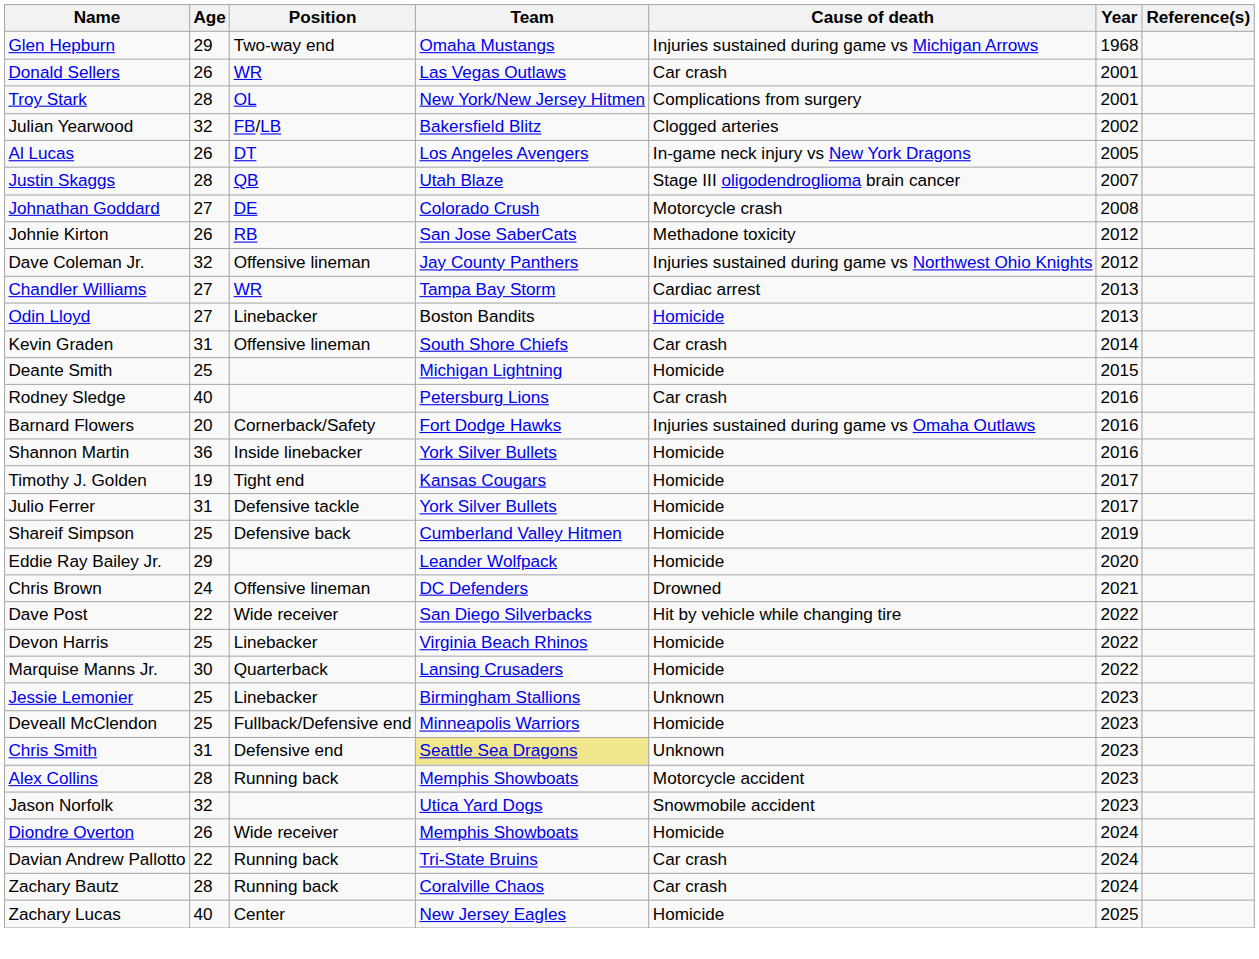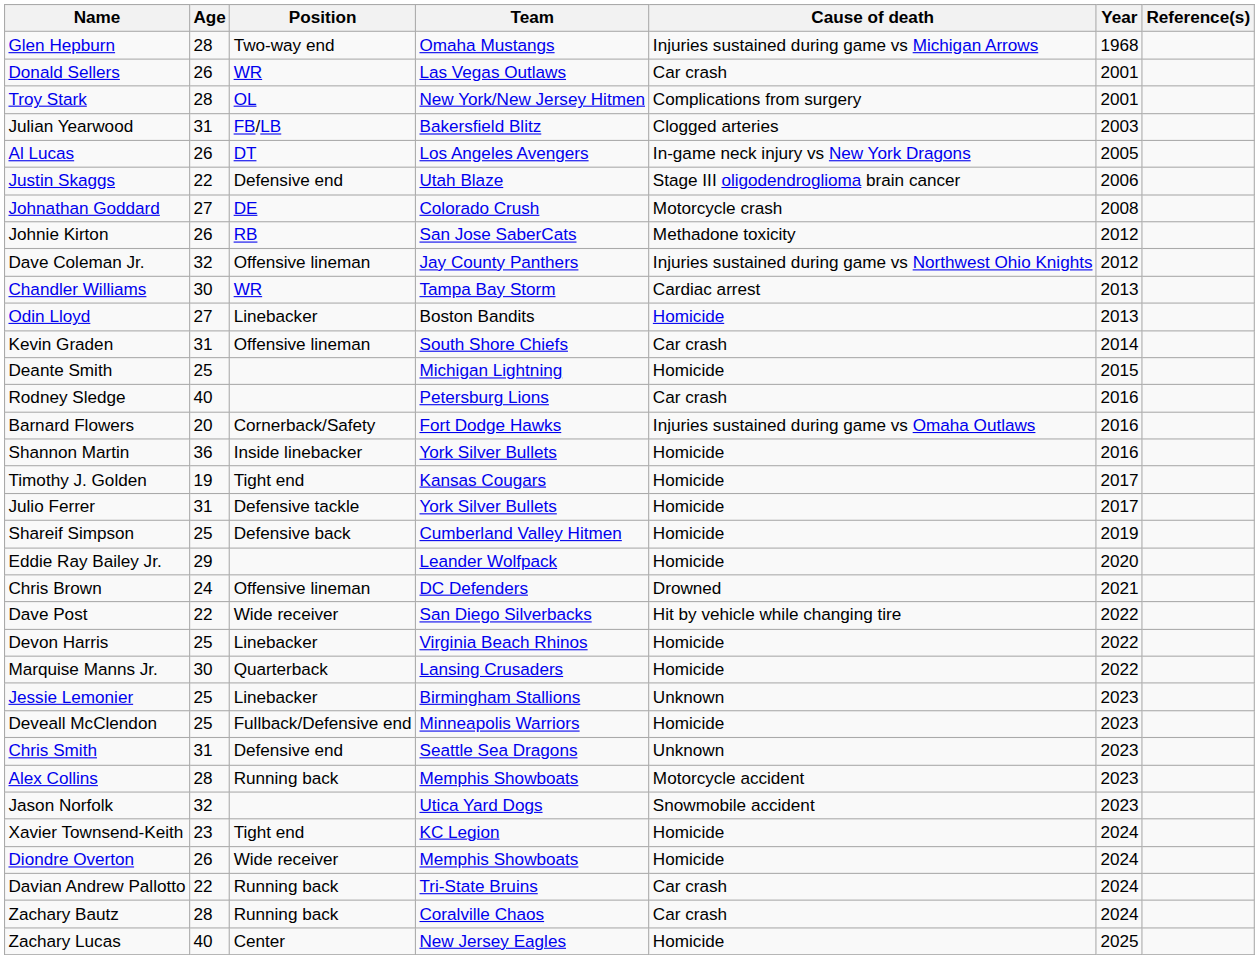(203, 45) 29 -> (203, 45) 28
(203, 126) 32 -> (203, 126) 31
(1119, 126) 2002 -> (1119, 126) 2003
(203, 180) 28 -> (203, 180) 22
(246, 180) QB -> (288, 180) Defensive end
(1119, 180) 2007 -> (1119, 180) 2006
(203, 289) 27 -> (203, 289) 30
(498, 751) khaki background -> (498, 751) no background
+ row: (96, 832)
